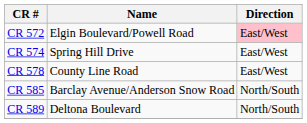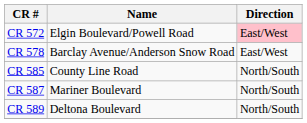- row: (26, 52)
(94, 71) County Line Road -> (142, 52) Barclay Avenue/Anderson Snow Road
(142, 90) Barclay Avenue/Anderson Snow Road -> (94, 71) County Line Road
+ row: (26, 90)
